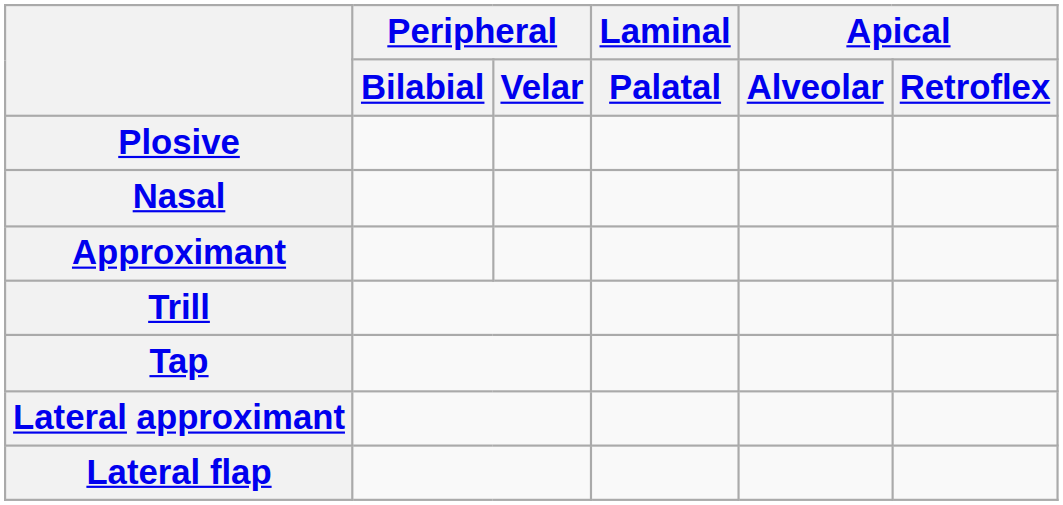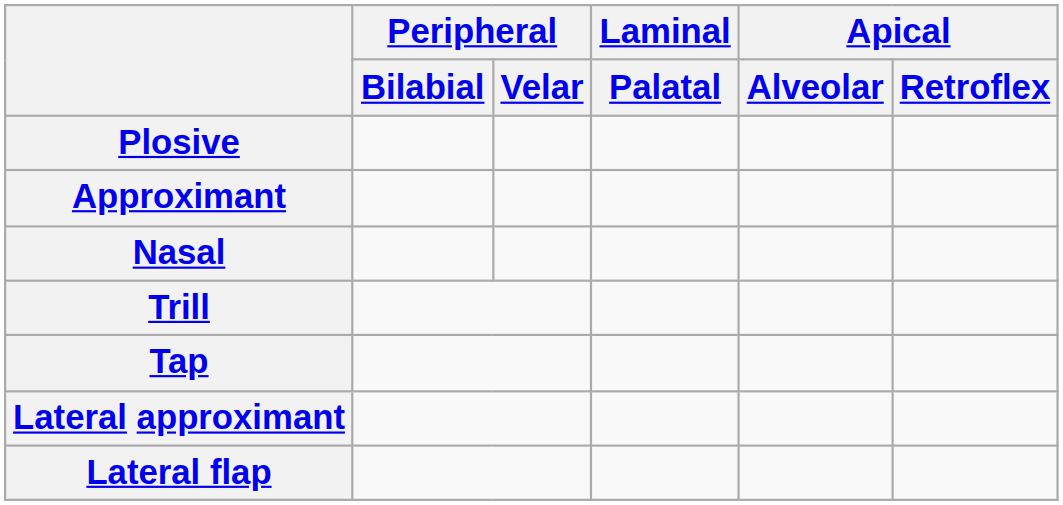rows swapped: (179, 197) <-> (179, 252)
